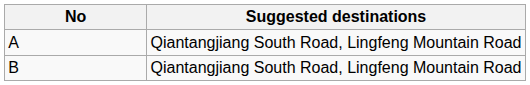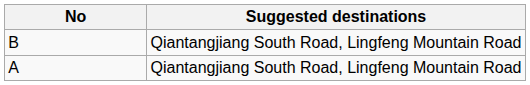rows swapped: (14, 42) <-> (14, 67)
